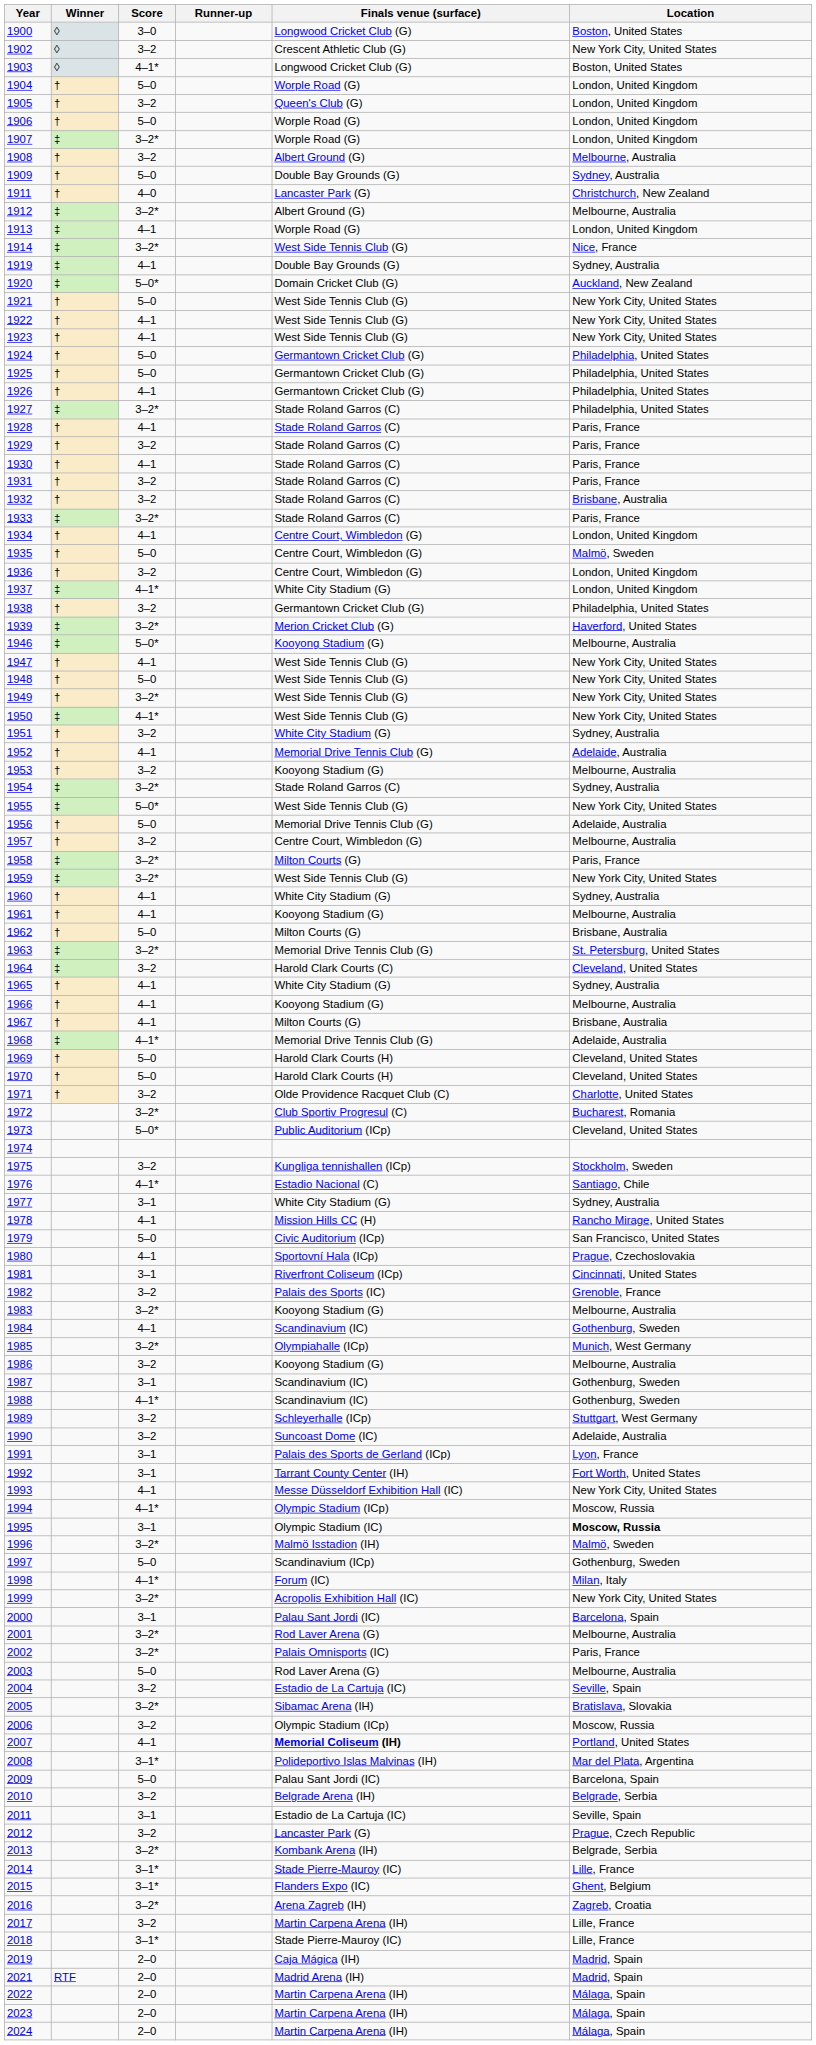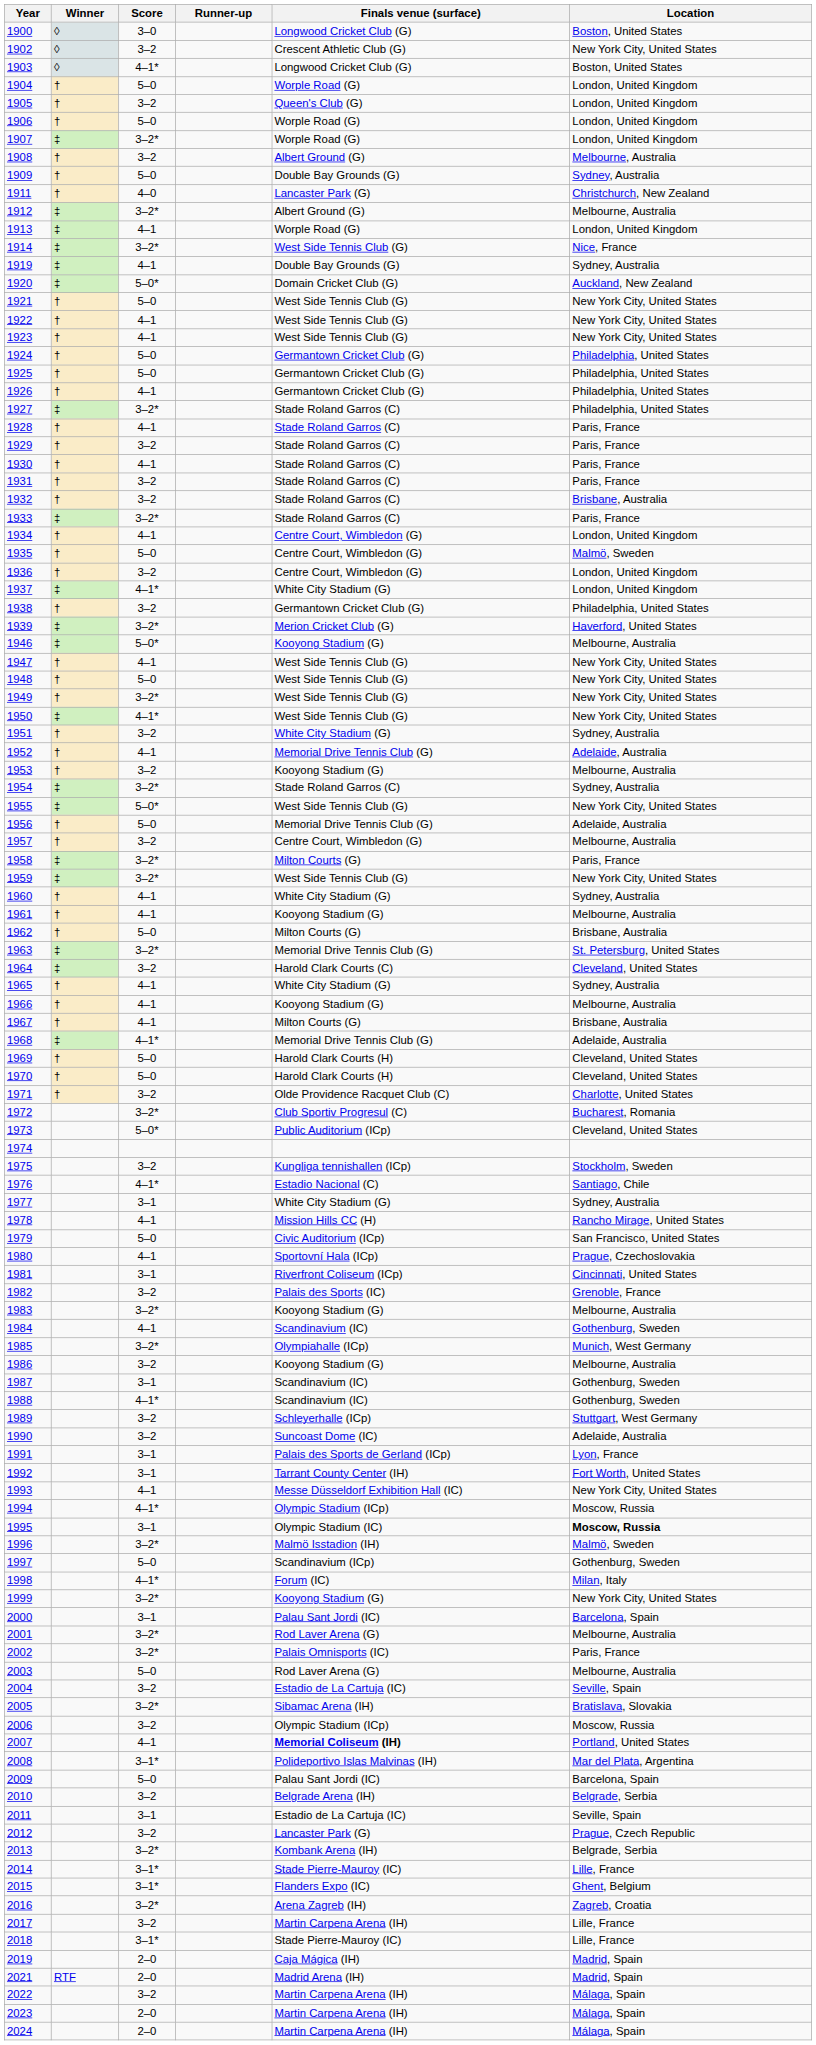(346, 1598) Acropolis Exhibition Hall (IC) -> (329, 1598) Kooyong Stadium (G)
(147, 1995) 2–0 -> (147, 1995) 3–2
